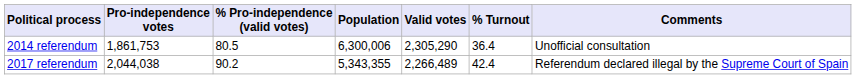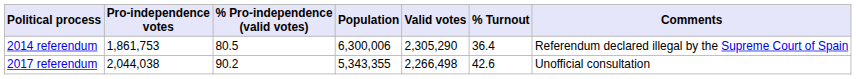(593, 45) Unofficial consultation -> (692, 45) Referendum declared illegal by the Supreme Court of Spain
(431, 64) 2,266,489 -> (431, 64) 2,266,498
(483, 64) 42.4 -> (483, 64) 42.6
(692, 64) Referendum declared illegal by the Supreme Court of Spain -> (593, 64) Unofficial consultation
